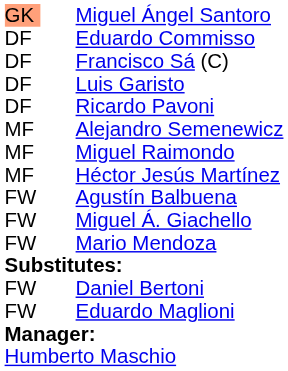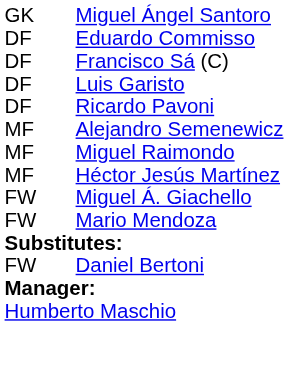(19, 15) lightsalmon background -> (19, 15) no background
- row: (156, 197)
- row: (155, 311)
